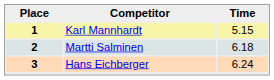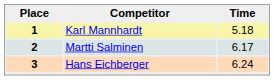(243, 30) 5.15 -> (243, 30) 5.18
(243, 47) 6.18 -> (243, 47) 6.17
